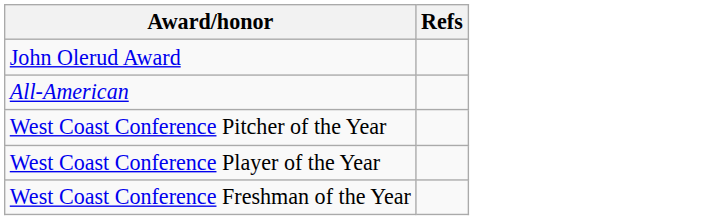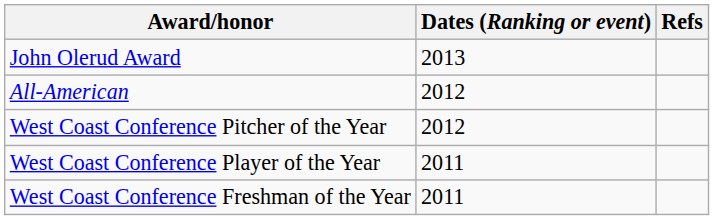+ column: (536, 22)
